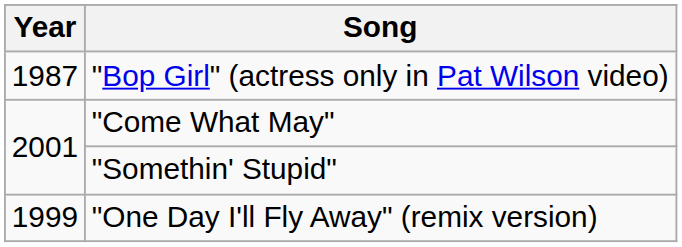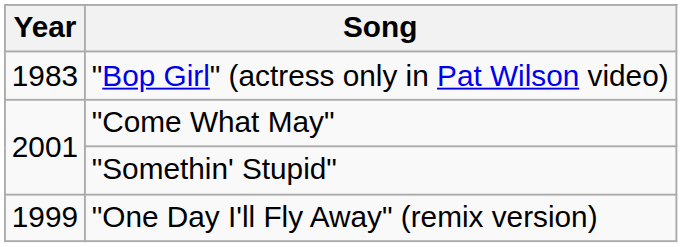(45, 75) 1987 -> (45, 75) 1983
